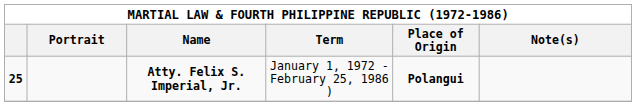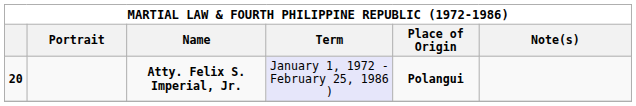(16, 79) 25 -> (16, 79) 20
(329, 79) no background -> (329, 79) lavender background
